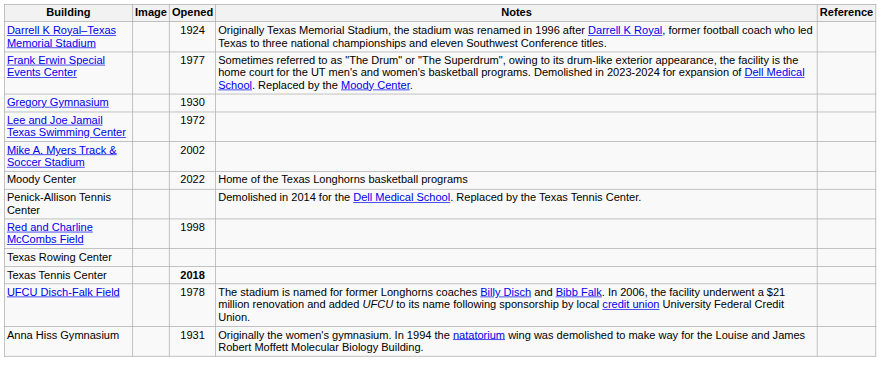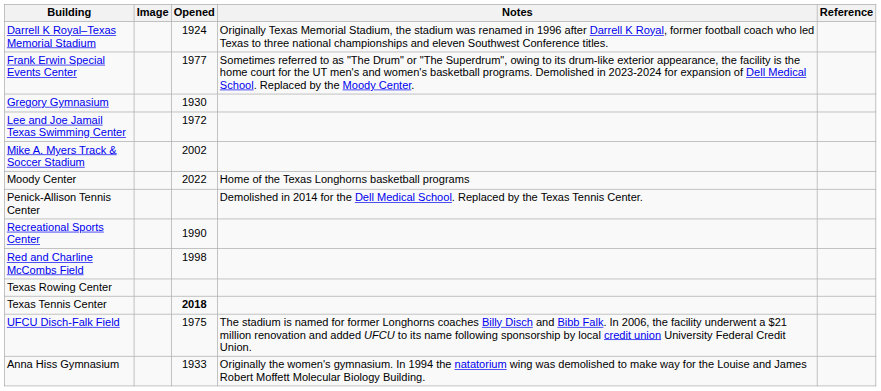+ row: (55, 234)
(193, 292) 1978 -> (194, 322) 1975
(193, 335) 1931 -> (194, 365) 1933
